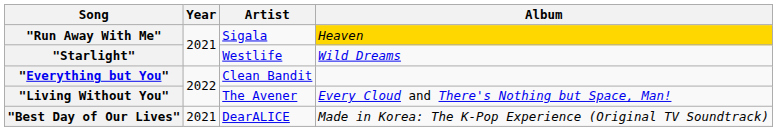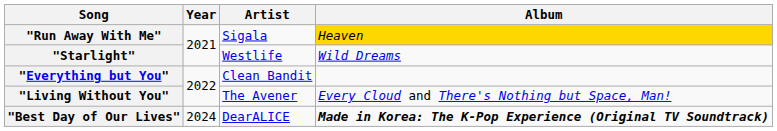(201, 116) 2021 -> (201, 116) 2024
(544, 116) normal -> (544, 116) bold
